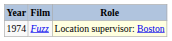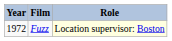(16, 28) 1974 -> (16, 28) 1972
